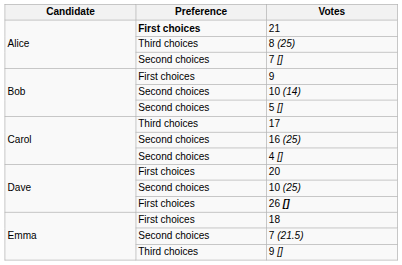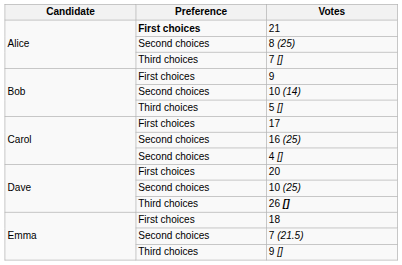(168, 44) Third choices -> (174, 44) Second choices
(174, 60) Second choices -> (168, 60) Third choices
(174, 108) Second choices -> (168, 108) Third choices
(168, 124) Third choices -> (166, 124) First choices
(166, 204) First choices -> (168, 204) Third choices
